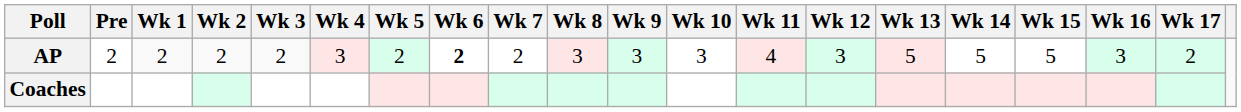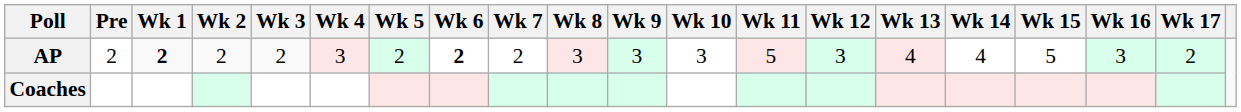(162, 55) normal -> (162, 55) bold
(771, 55) 4 -> (771, 55) 5
(910, 55) 5 -> (910, 55) 4
(981, 55) 5 -> (981, 55) 4
